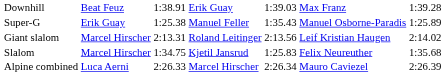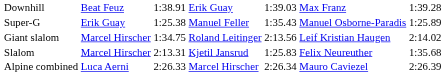(170, 37) 2:13.31 -> (170, 37) 1:34.75
(170, 52) 1:34.75 -> (170, 52) 2:13.31
